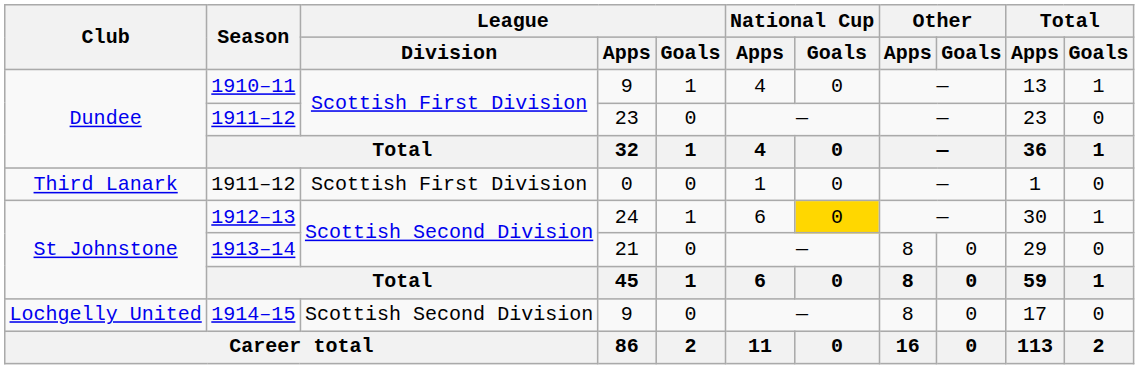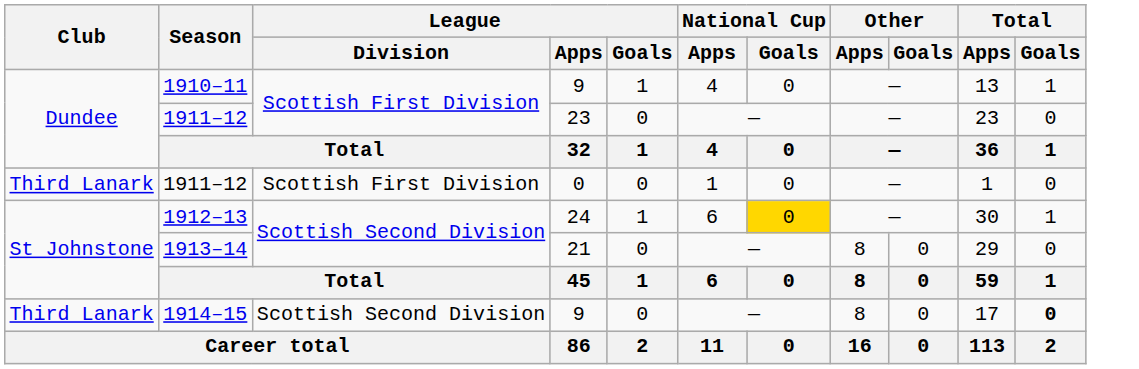(106, 315) Lochgelly United -> (82, 315) Third Lanark
(1099, 315) normal -> (1051, 315) bold
